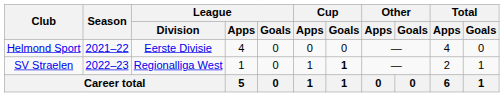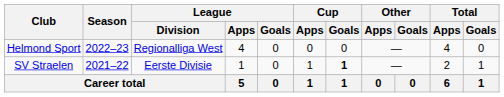(107, 48) 2021–22 -> (107, 48) 2022–23
(178, 48) Eerste Divisie -> (178, 48) Regionalliga West
(107, 65) 2022–23 -> (107, 65) 2021–22
(178, 65) Regionalliga West -> (178, 65) Eerste Divisie
